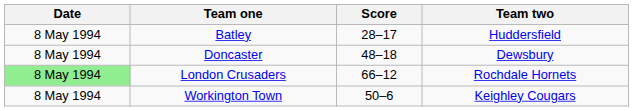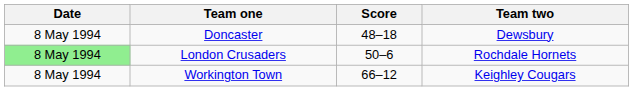- row: (233, 34)
(379, 75) 66–12 -> (379, 55) 50–6
(379, 95) 50–6 -> (379, 75) 66–12
